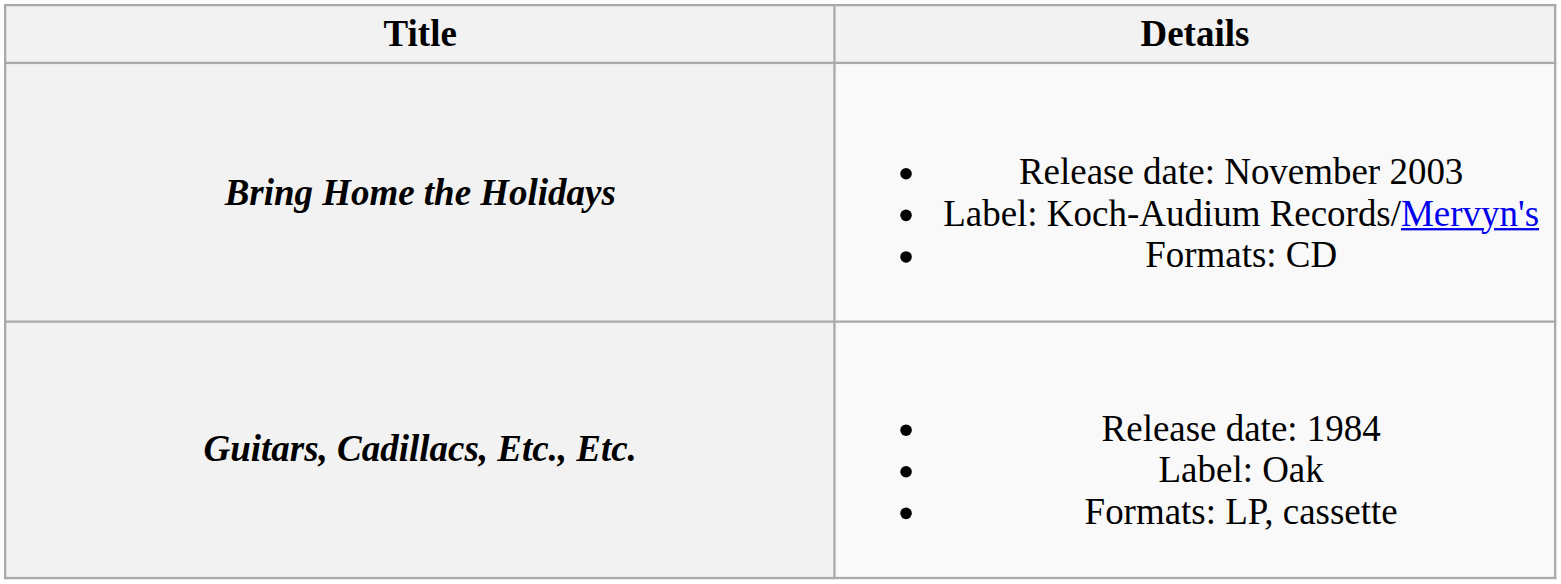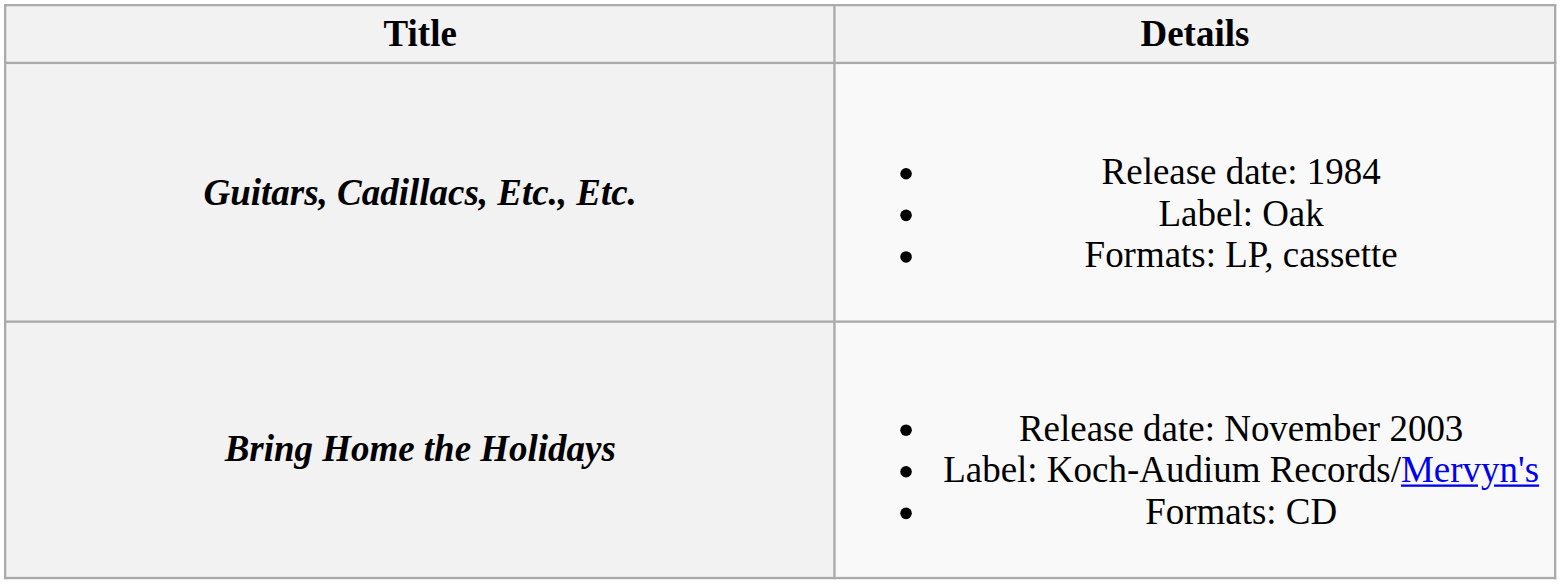rows swapped: (420, 449) <-> (420, 191)
